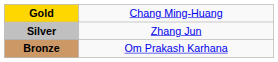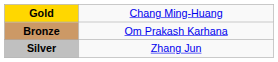rows swapped: (42, 30) <-> (42, 48)
